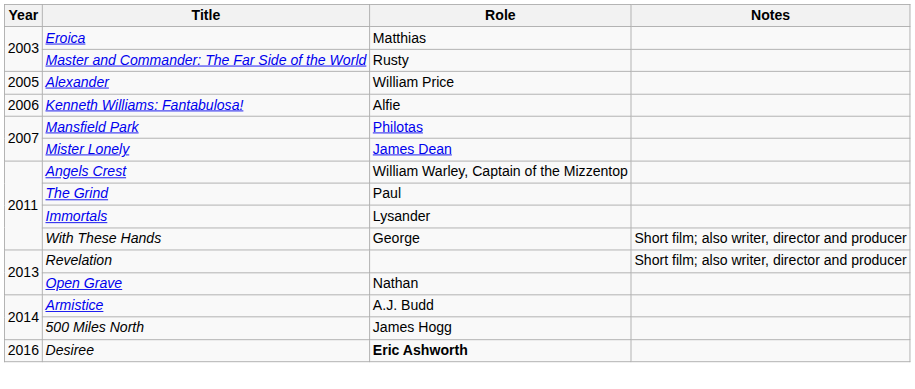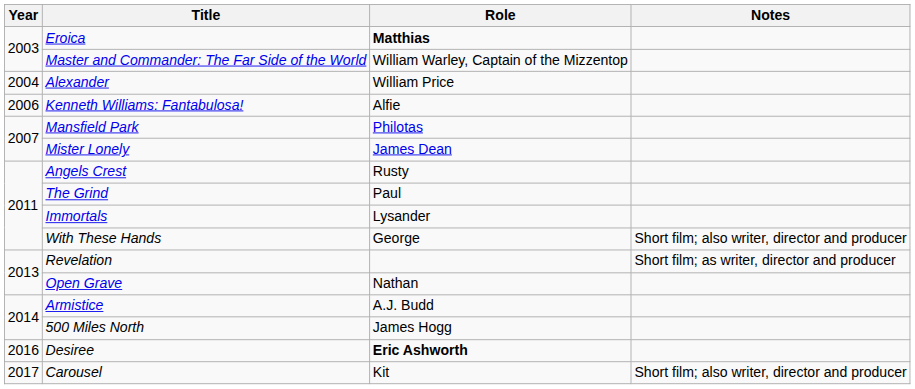(399, 37) normal -> (401, 37) bold
(391, 60) Rusty -> (500, 60) William Warley, Captain of the Mizzentop
(23, 82) 2005 -> (23, 82) 2004
(500, 171) William Warley, Captain of the Mizzentop -> (391, 171) Rusty
(771, 261) Short film; also writer, director and producer -> (765, 261) Short film; as writer, director and producer
+ row: (74, 372)
